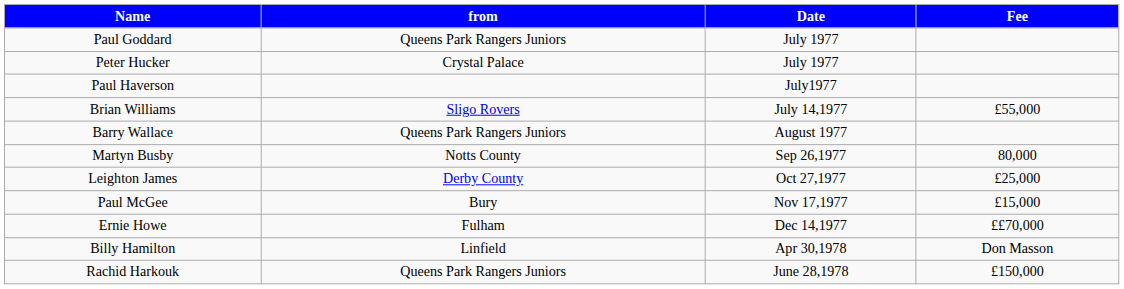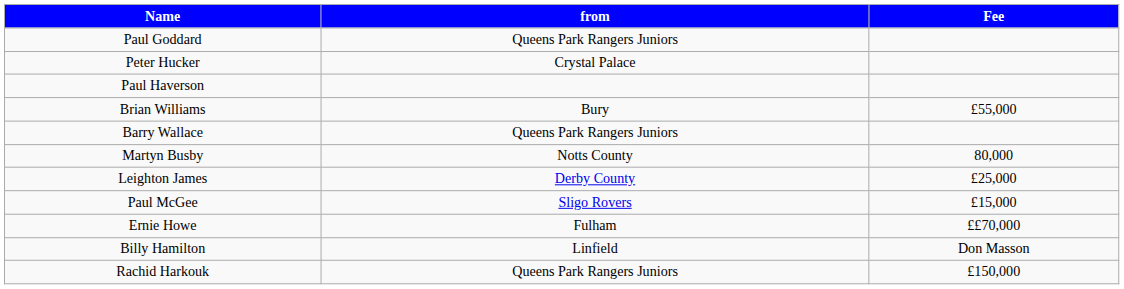- column: (811, 16)
(483, 109) Sligo Rovers -> (595, 109) Bury
(483, 202) Bury -> (595, 202) Sligo Rovers
